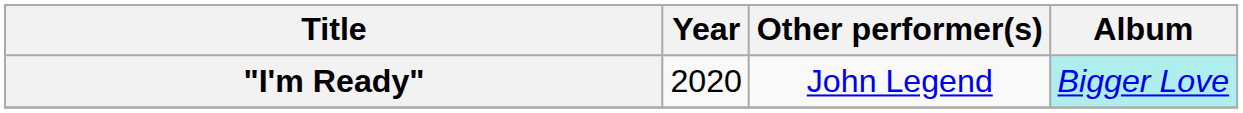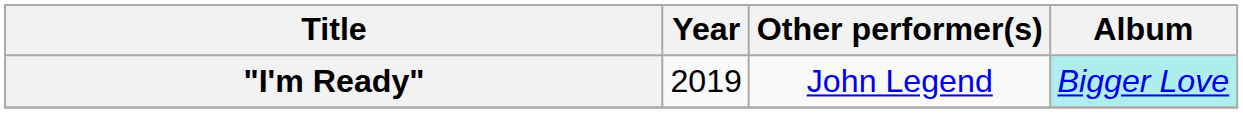(706, 81) 2020 -> (706, 81) 2019
